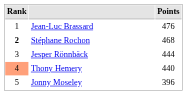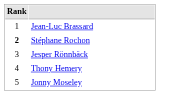- column: (168, 12)
(17, 68) lightsalmon background -> (17, 68) no background
